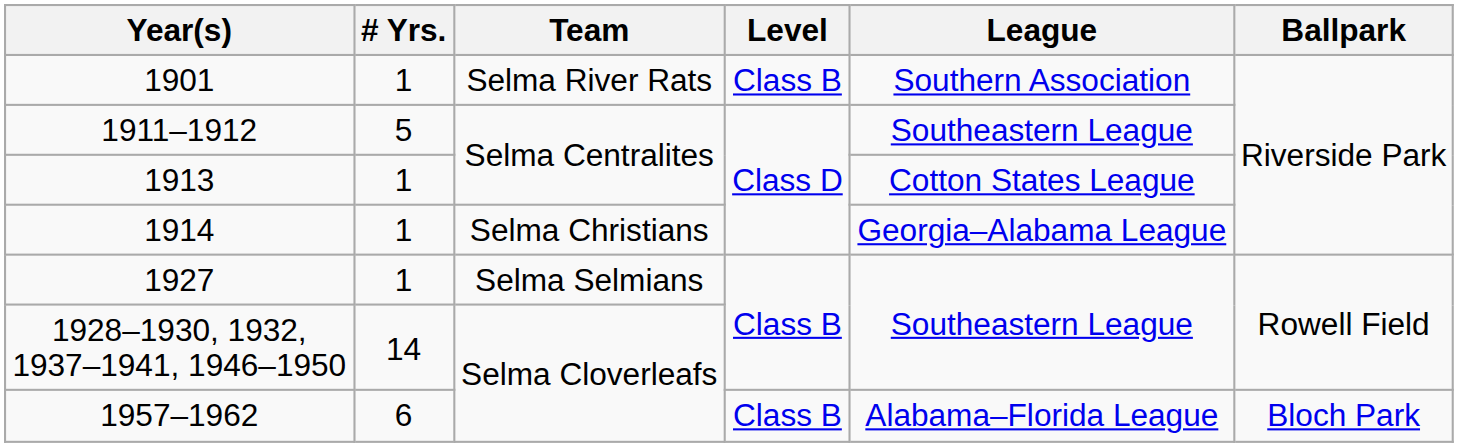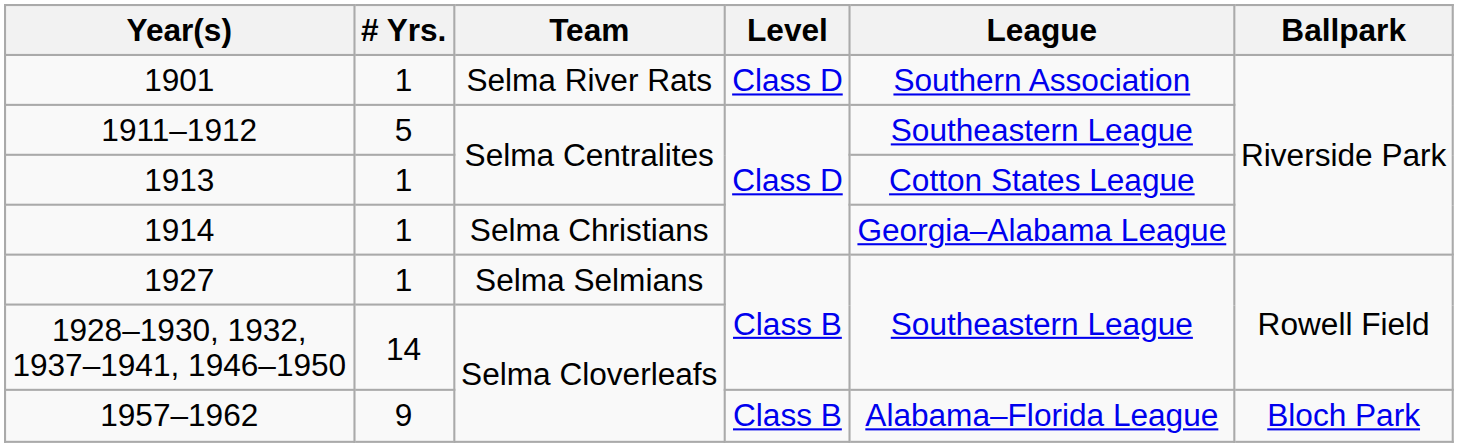(787, 80) Class B -> (787, 80) Class D
(404, 416) 6 -> (404, 416) 9
